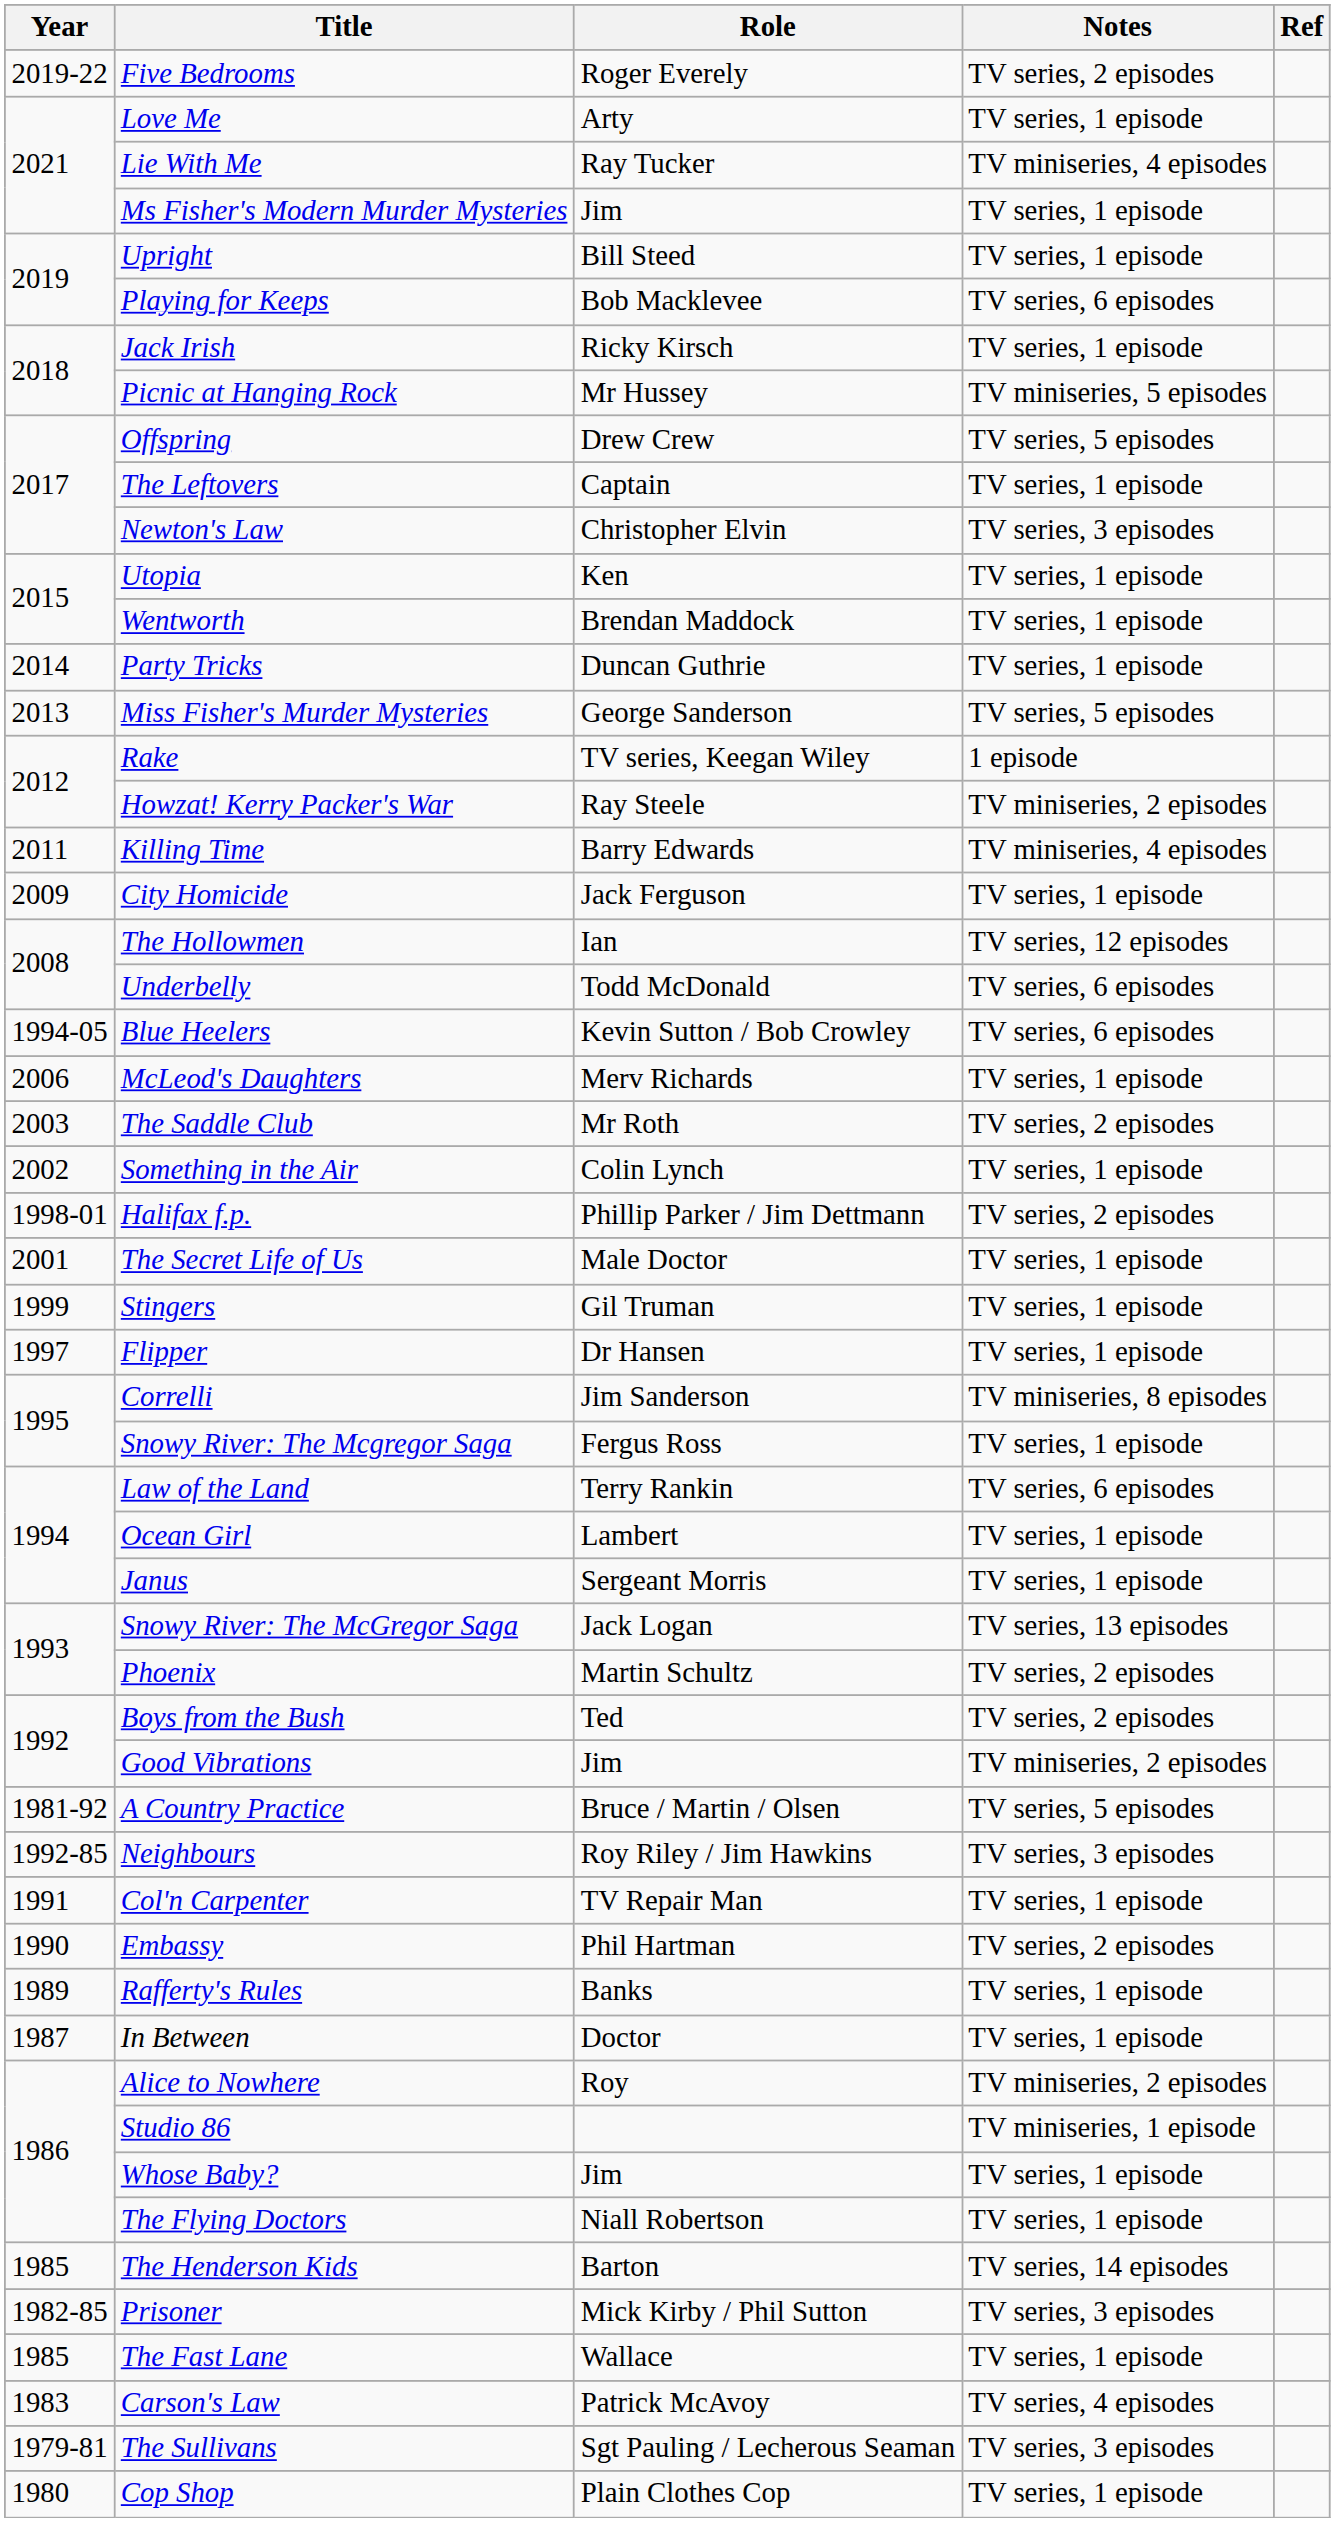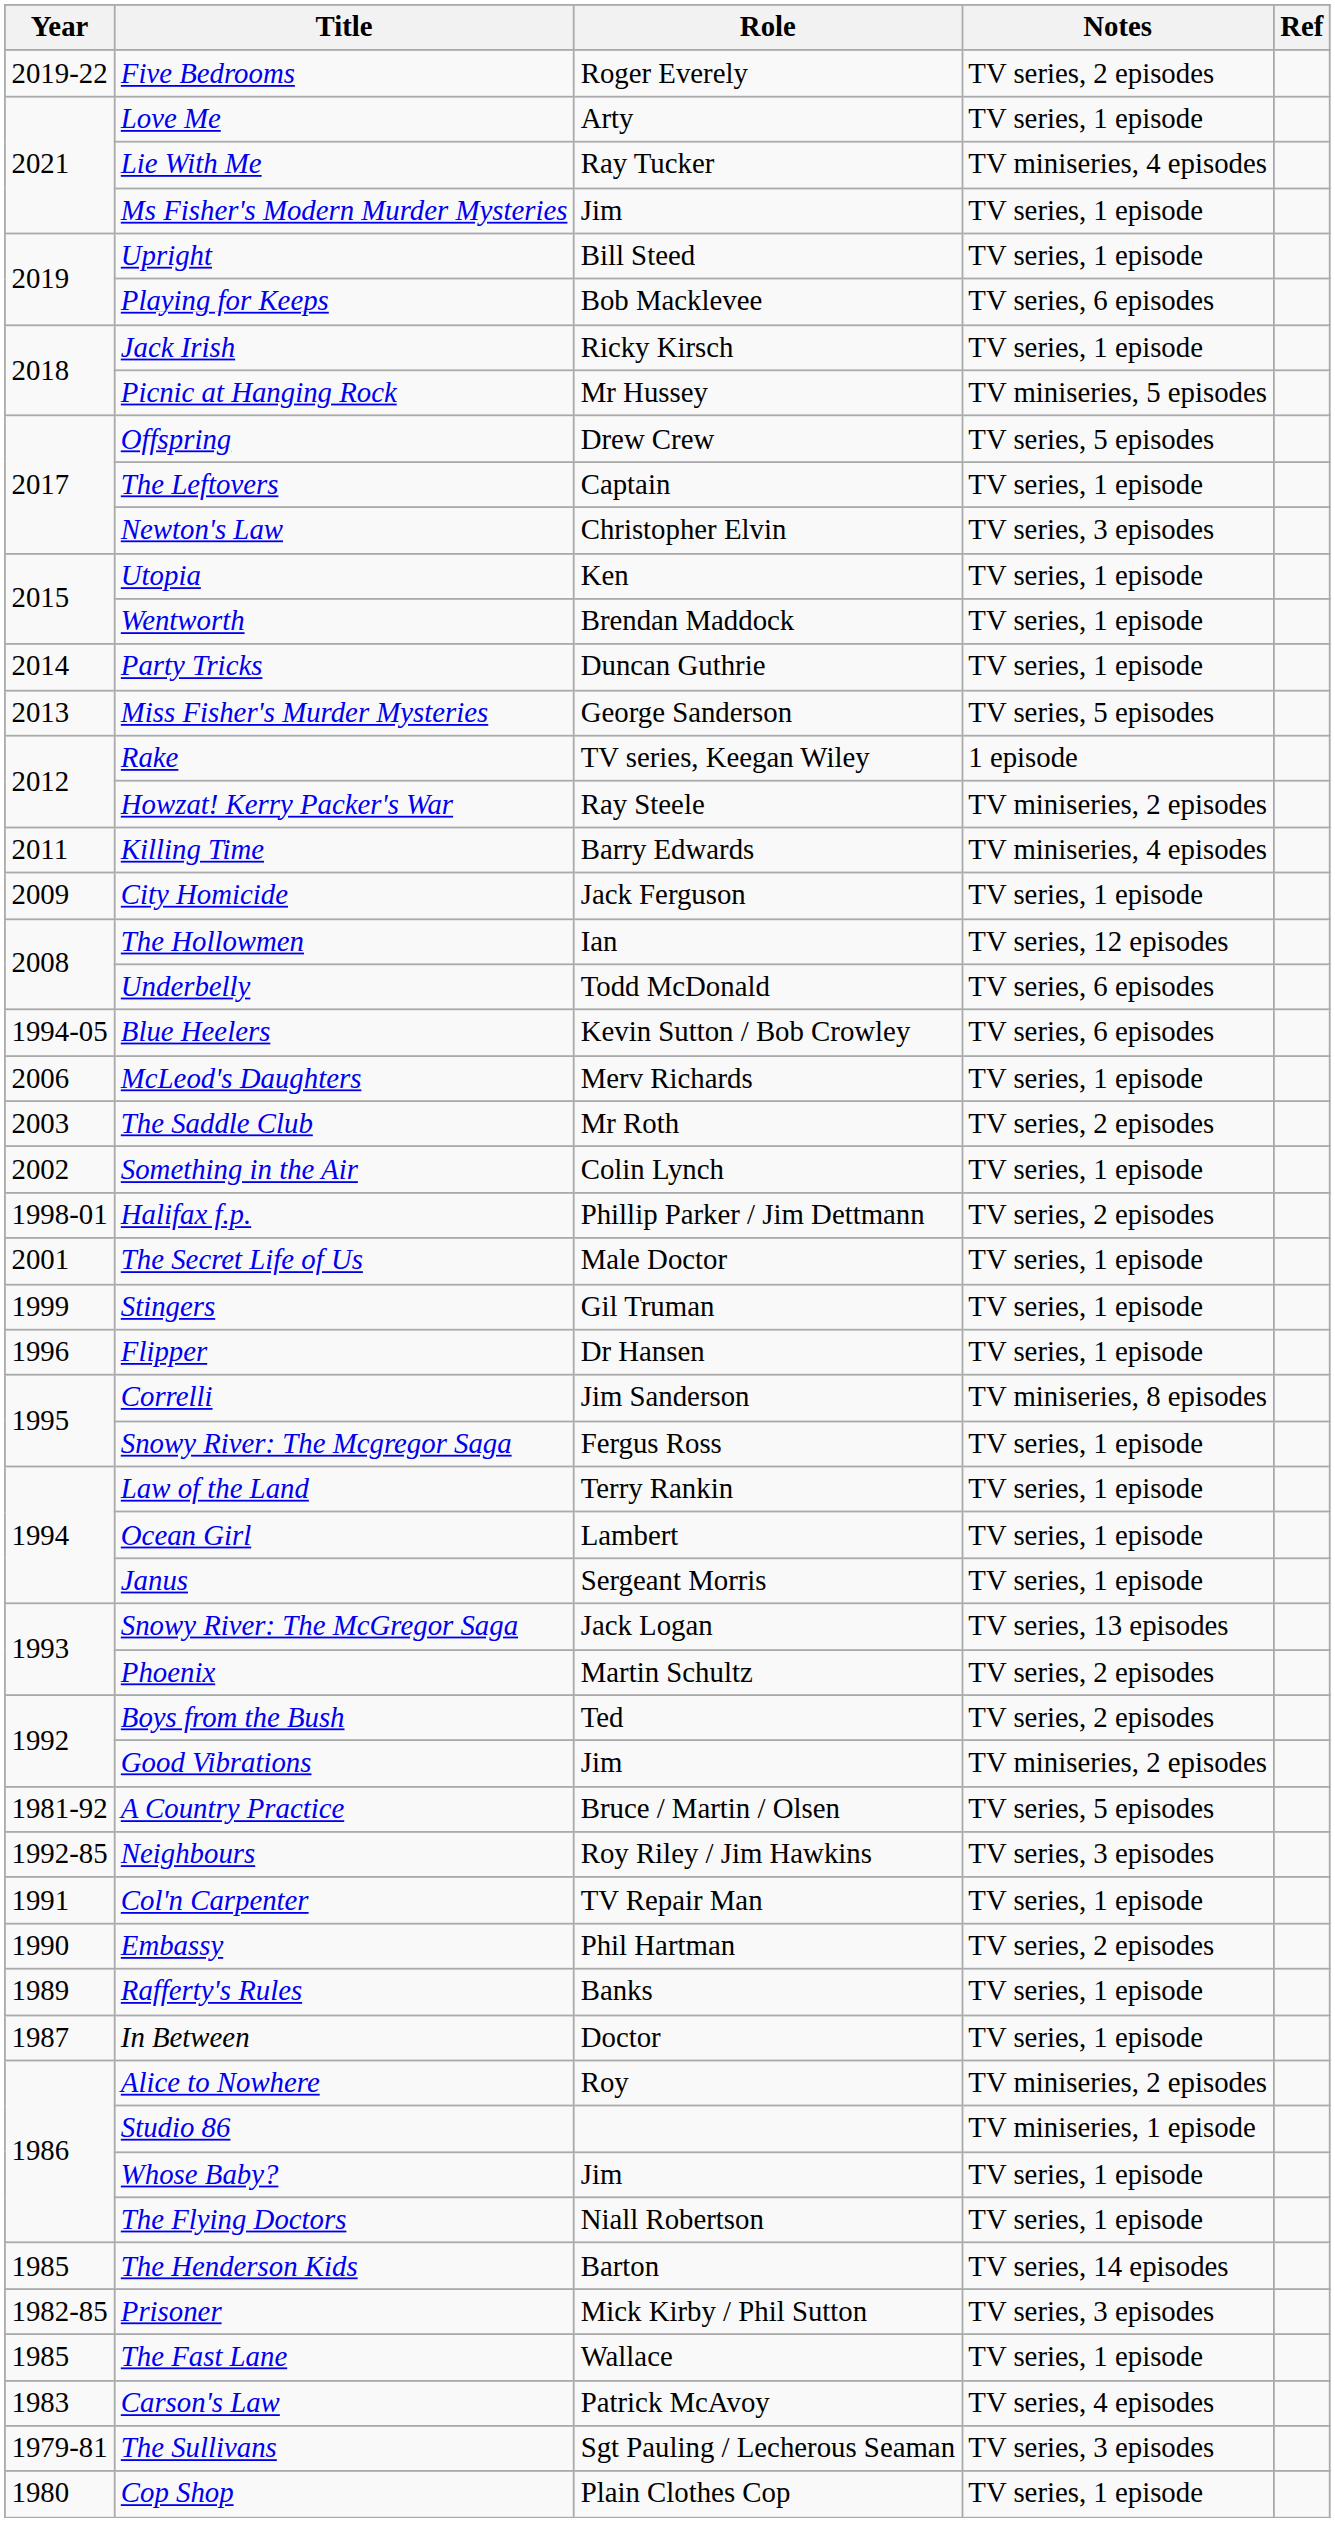(40, 1351) 1997 -> (40, 1351) 1996
(1091, 1488) TV series, 6 episodes -> (1086, 1488) TV series, 1 episode
